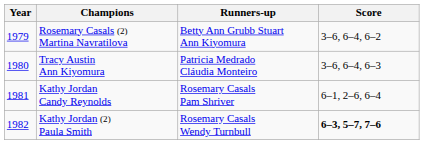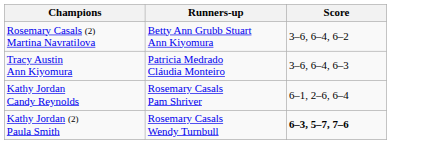- column: (20, 13)
